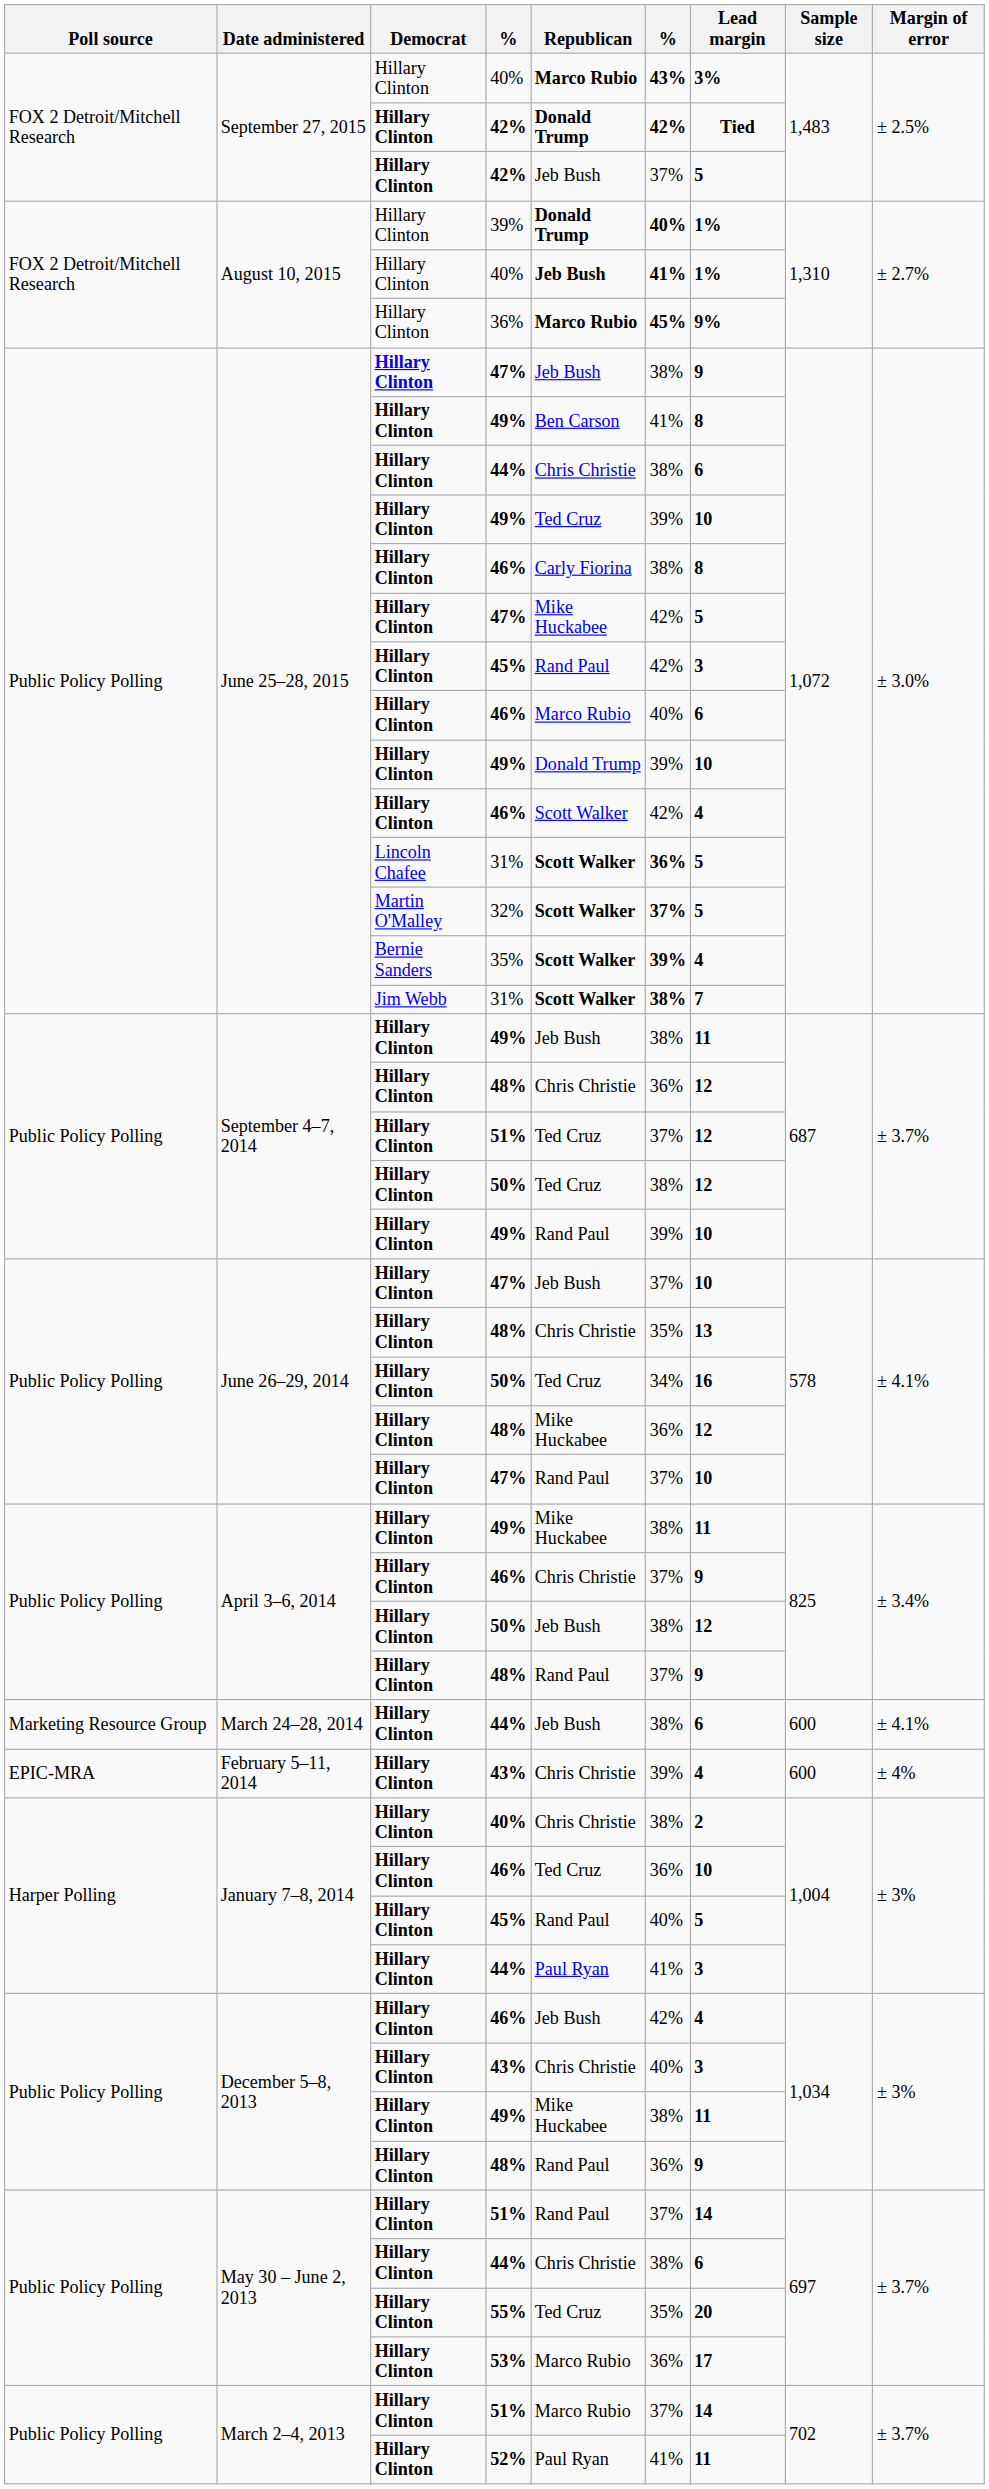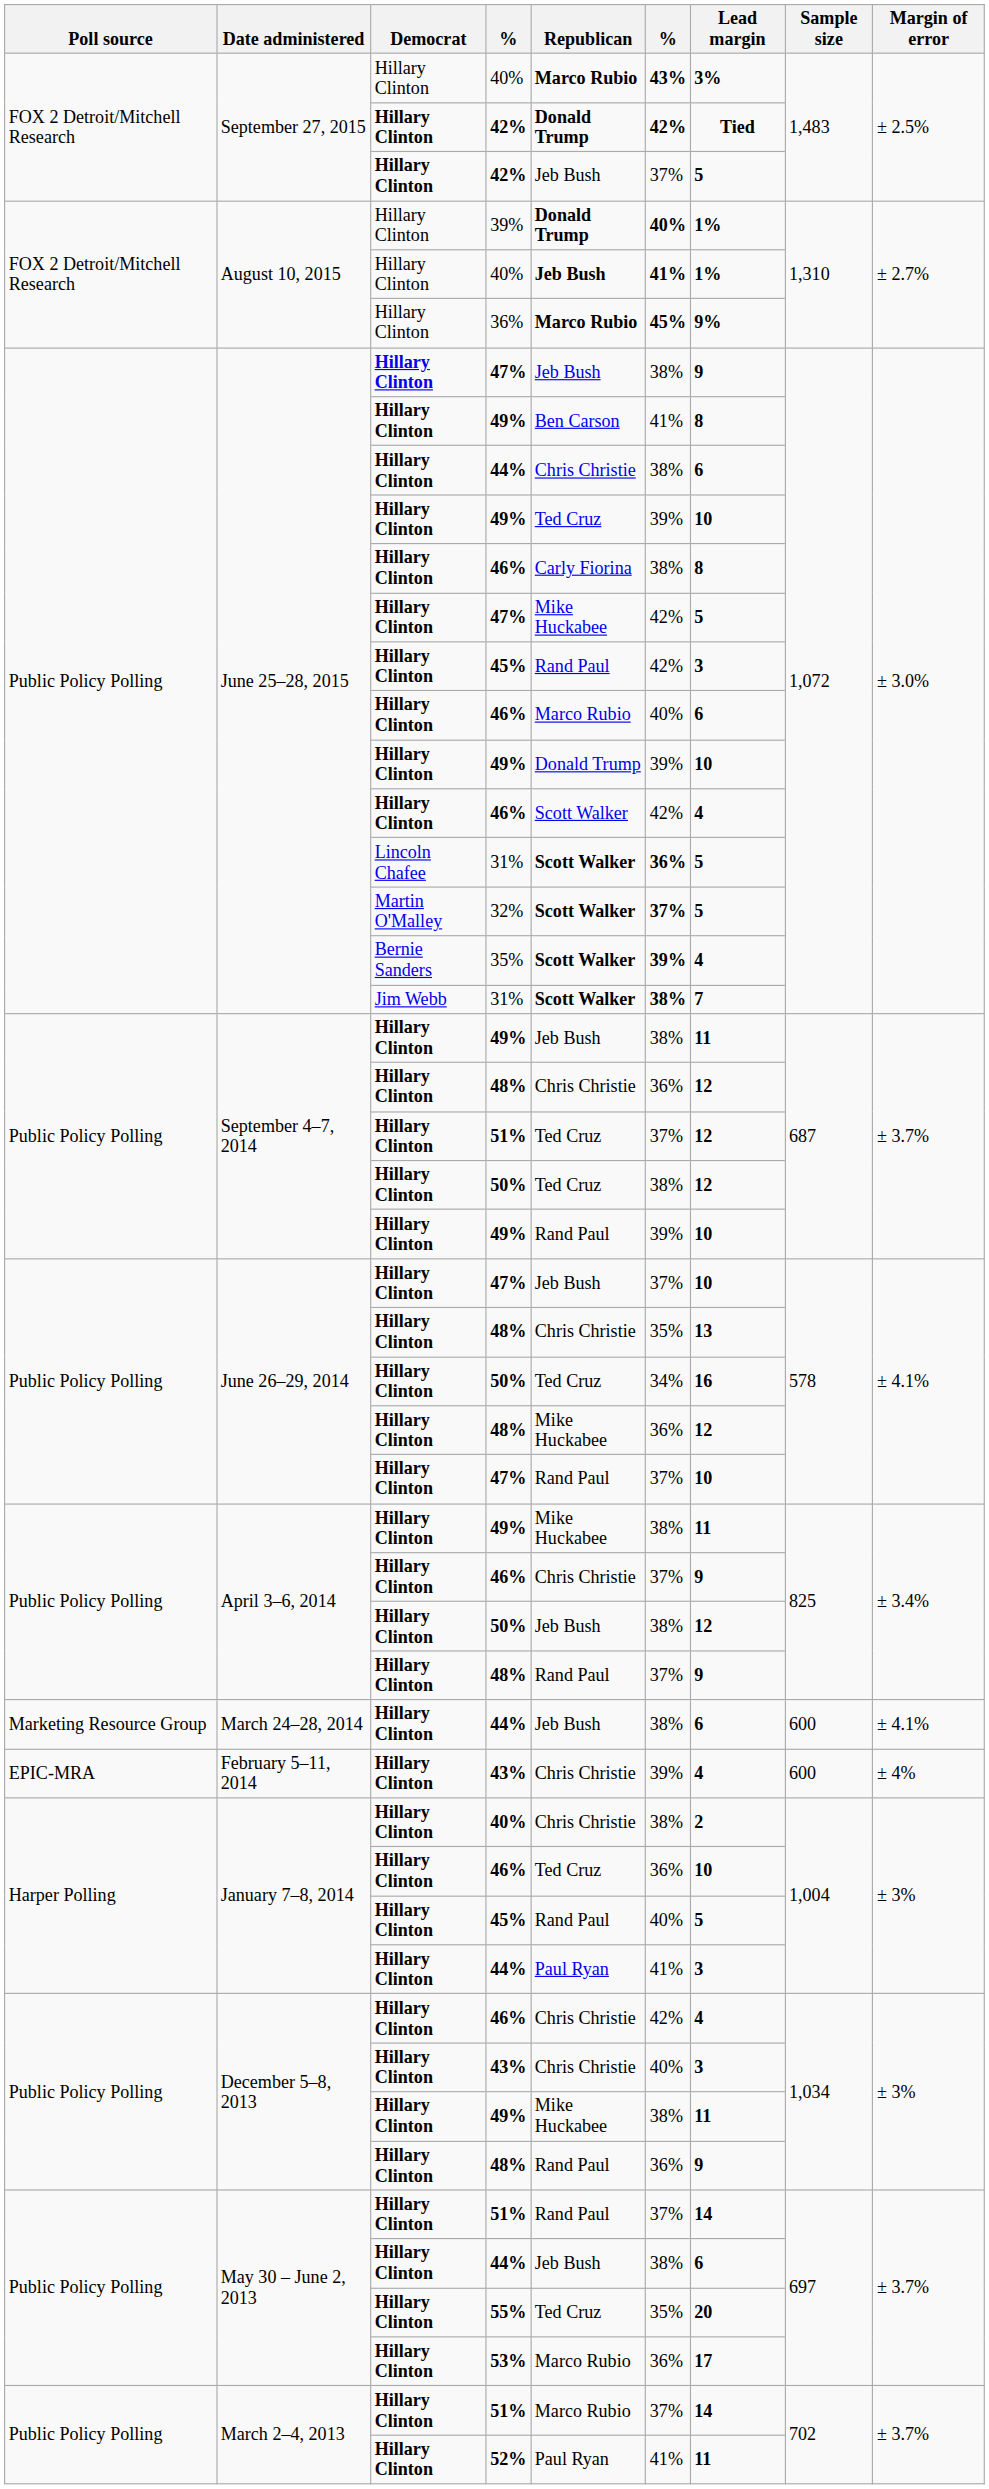(568, 2018) Jeb Bush -> (585, 2018) Chris Christie
(585, 2263) Chris Christie -> (568, 2263) Jeb Bush
